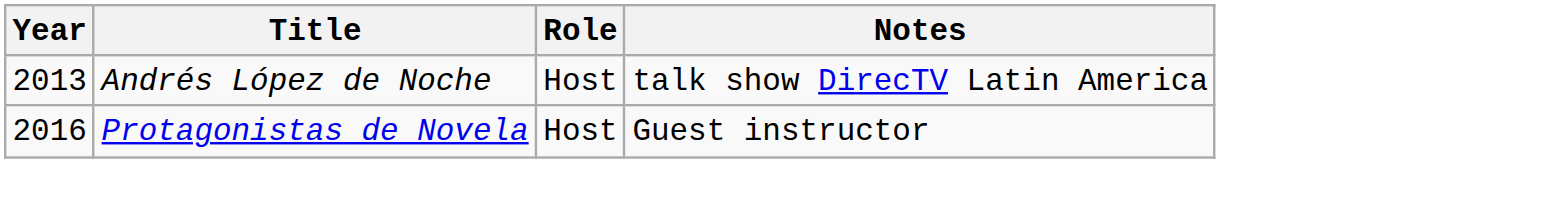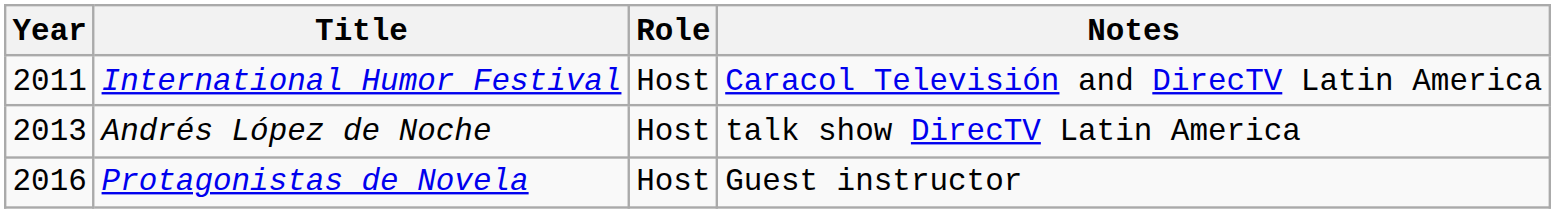+ row: (362, 81)
